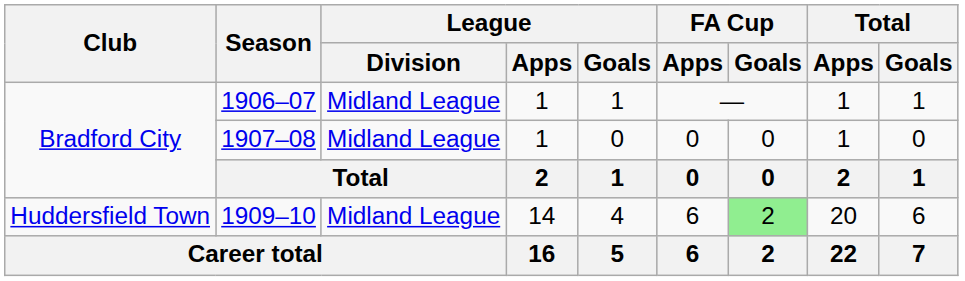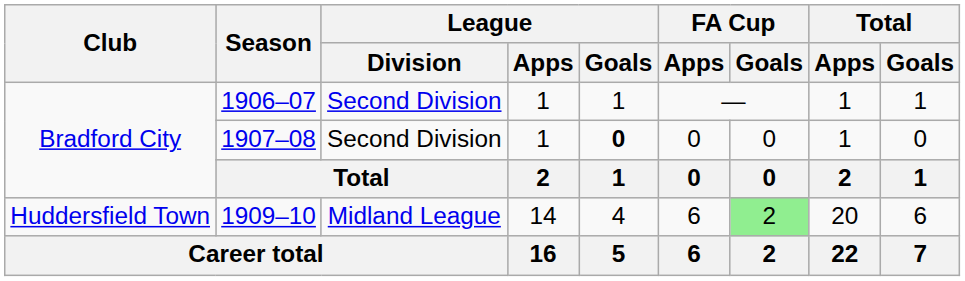(414, 100) Midland League -> (414, 100) Second Division
(414, 139) Midland League -> (414, 139) Second Division
(617, 139) normal -> (619, 139) bold
